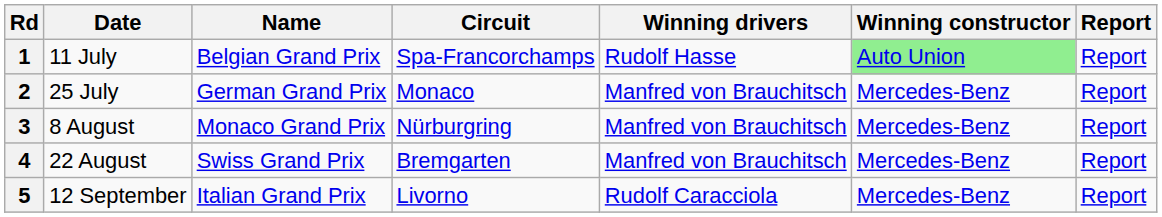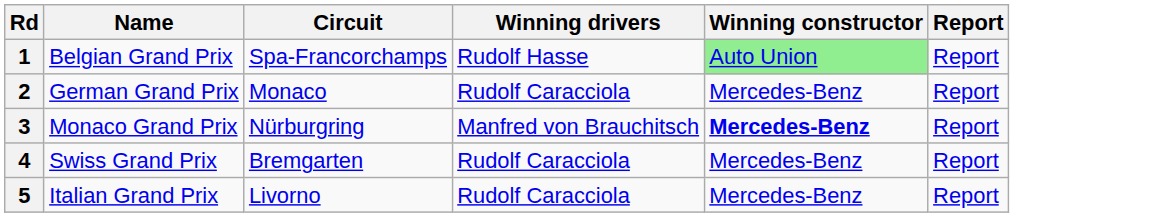- column: (118, 22)
(726, 92) Manfred von Brauchitsch -> (544, 92) Rudolf Caracciola
(933, 126) normal -> (790, 126) bold
(726, 161) Manfred von Brauchitsch -> (544, 161) Rudolf Caracciola
